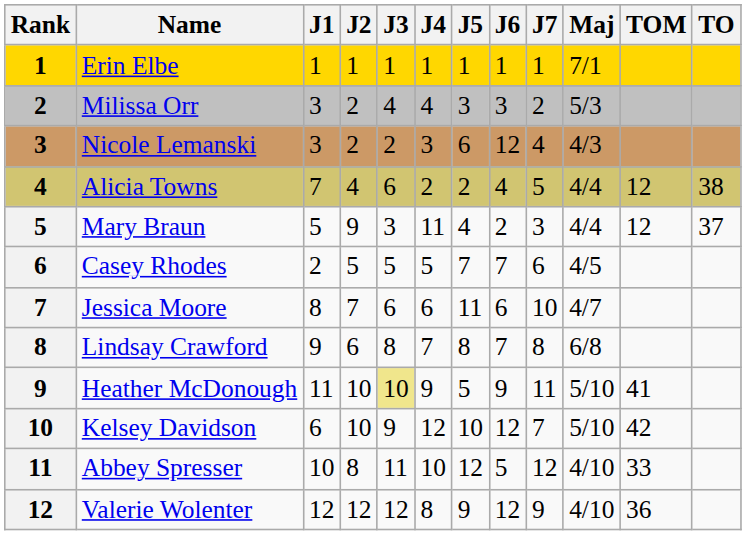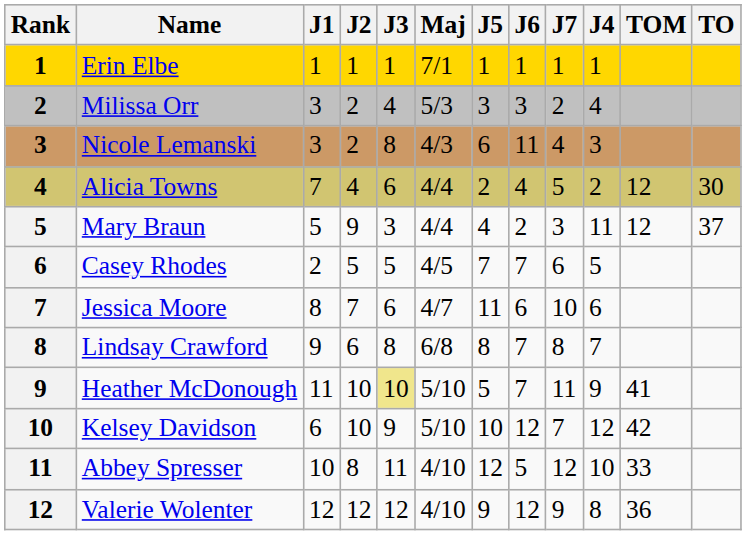columns swapped: (433, 24) <-> (592, 24)
(390, 145) 2 -> (390, 145) 8
(508, 145) 12 -> (527, 145) 11
(711, 186) 38 -> (711, 186) 30
(501, 387) 9 -> (521, 387) 7
